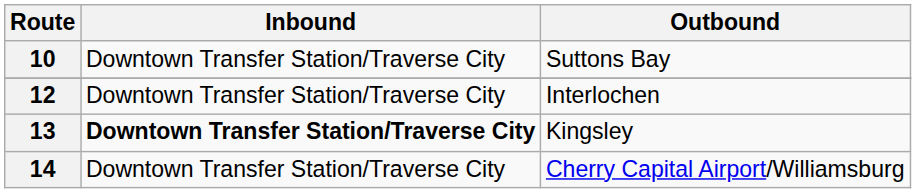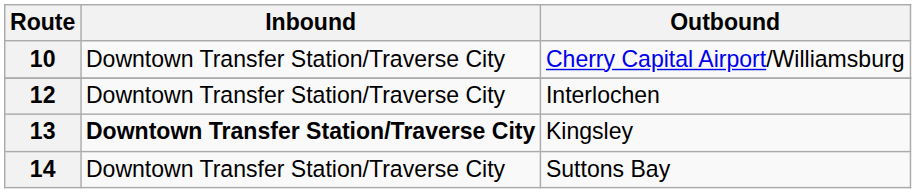(608, 59) Suttons Bay -> (725, 59) Cherry Capital Airport/Williamsburg
(725, 168) Cherry Capital Airport/Williamsburg -> (608, 168) Suttons Bay
